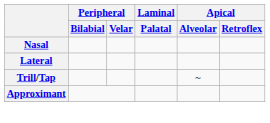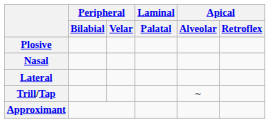+ row: (36, 45)
